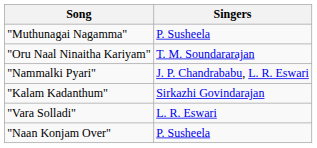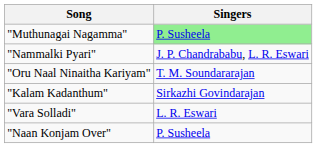(183, 34) no background -> (183, 34) lightgreen background
rows swapped: (79, 54) <-> (52, 73)
